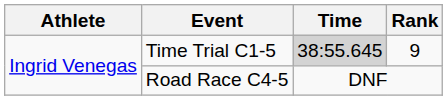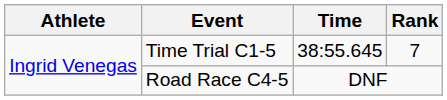(340, 50) lightgrey background -> (340, 50) no background
(415, 50) 9 -> (415, 50) 7
